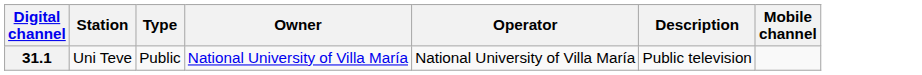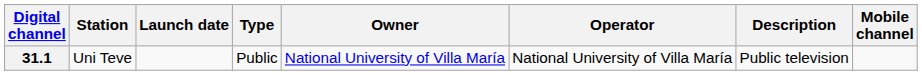+ column: (184, 25)
